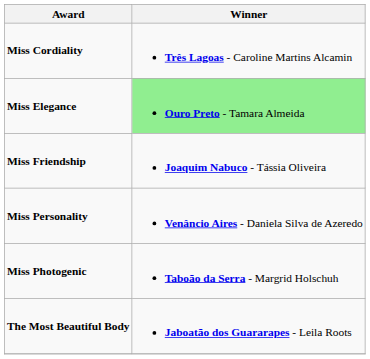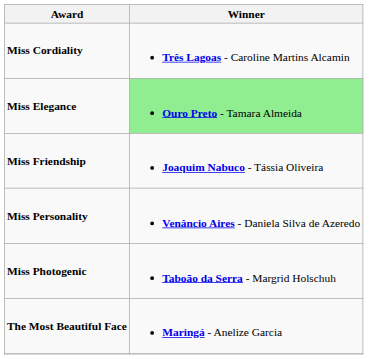- row: (68, 326)
+ row: (67, 326)
